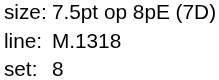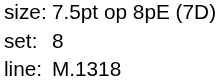rows swapped: (21, 69) <-> (23, 41)
